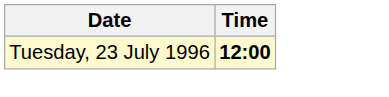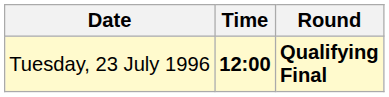+ column: (329, 20)
